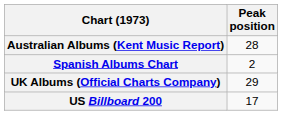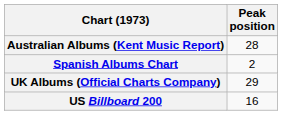(252, 100) 17 -> (252, 100) 16
